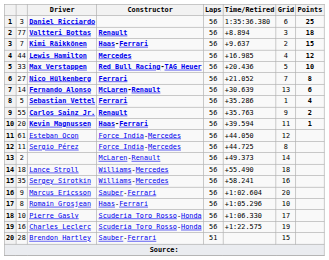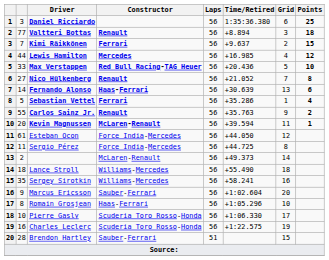(123, 44) Haas-Ferrari -> (113, 44) Ferrari
(113, 79) Ferrari -> (113, 79) Renault
(129, 90) McLaren-Renault -> (123, 90) Haas-Ferrari
(123, 124) Haas-Ferrari -> (129, 124) McLaren-Renault
